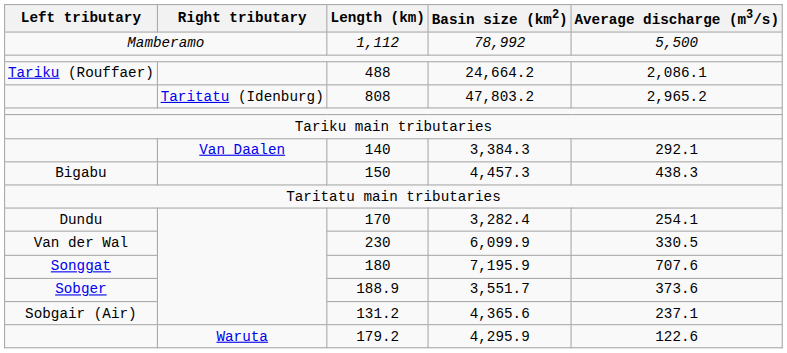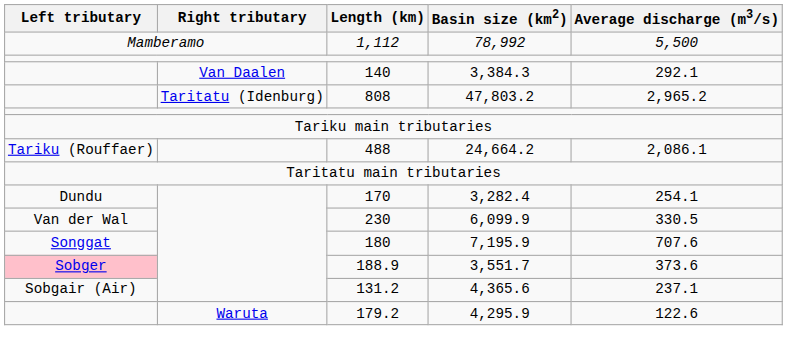rows swapped: (378, 73) <-> (378, 150)
- row: (378, 173)
(81, 290) no background -> (81, 267) pink background
